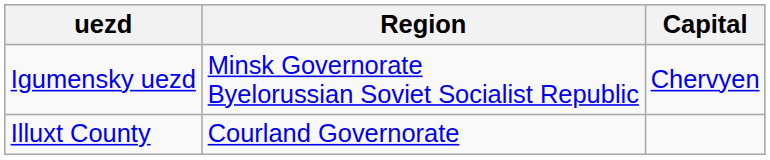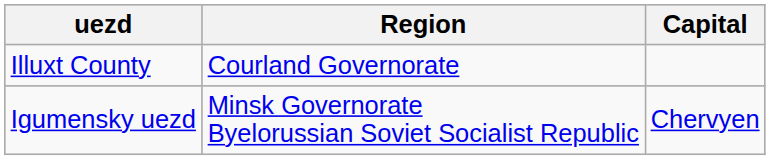rows swapped: (103, 79) <-> (81, 133)
